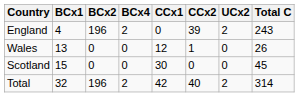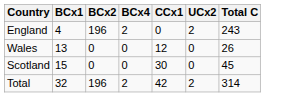- column: (202, 13)
